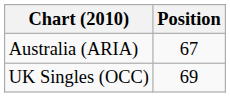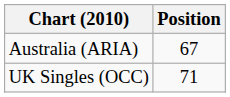(189, 77) 69 -> (189, 77) 71
